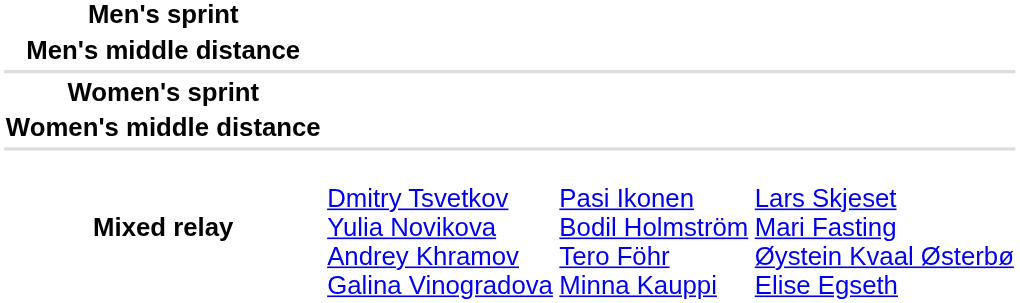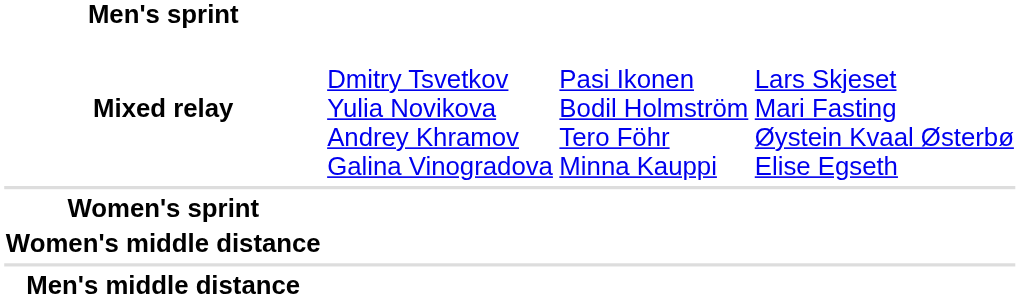rows swapped: (163, 50) <-> (163, 227)
